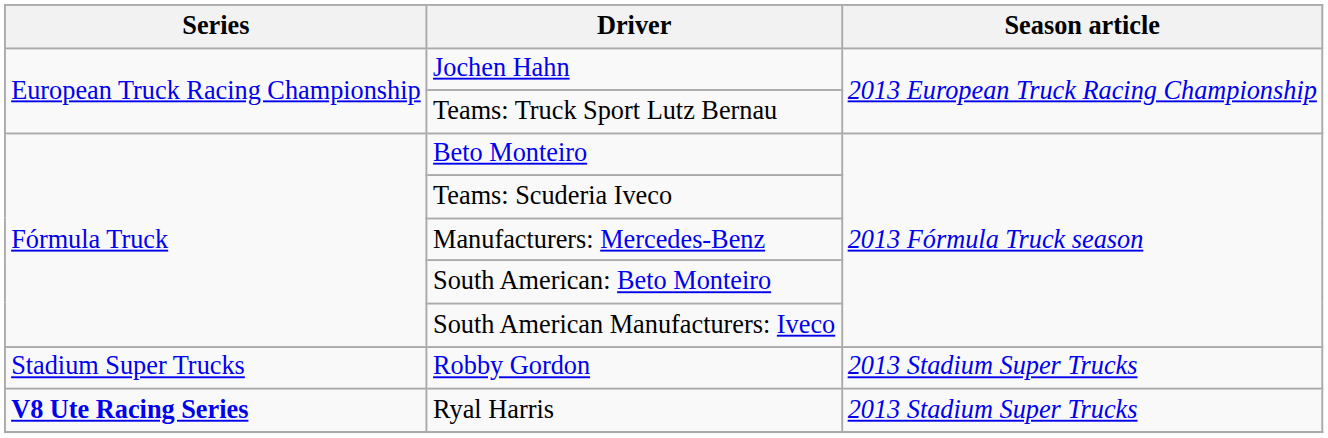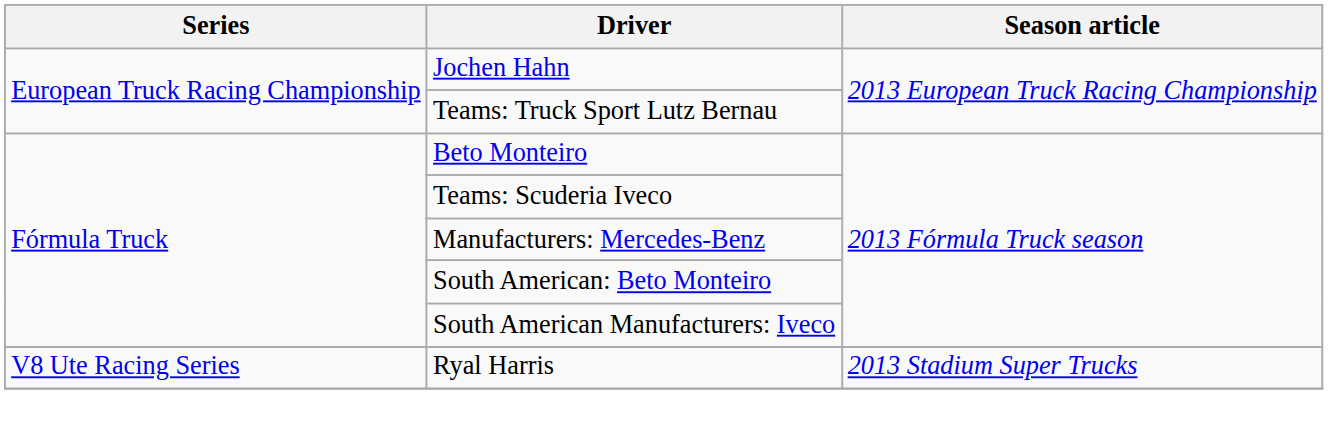- row: (512, 366)
(130, 409) bold -> (125, 366) normal
